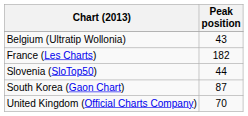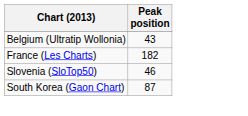(221, 71) 44 -> (150, 71) 46
- row: (102, 103)
